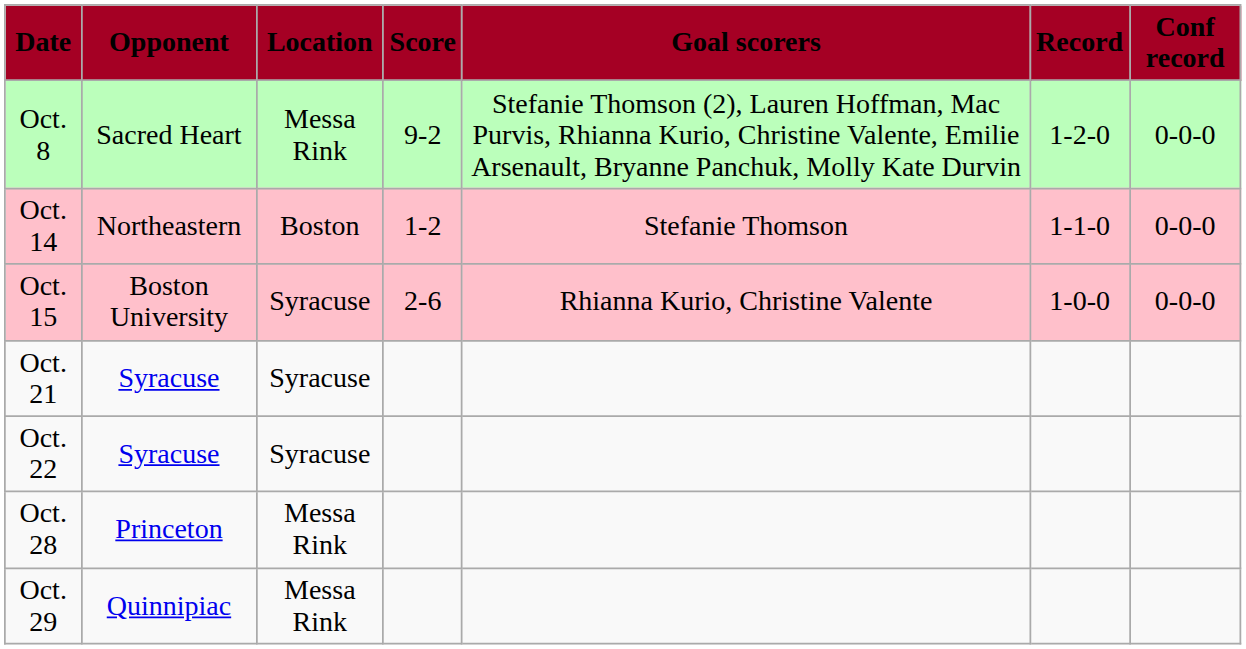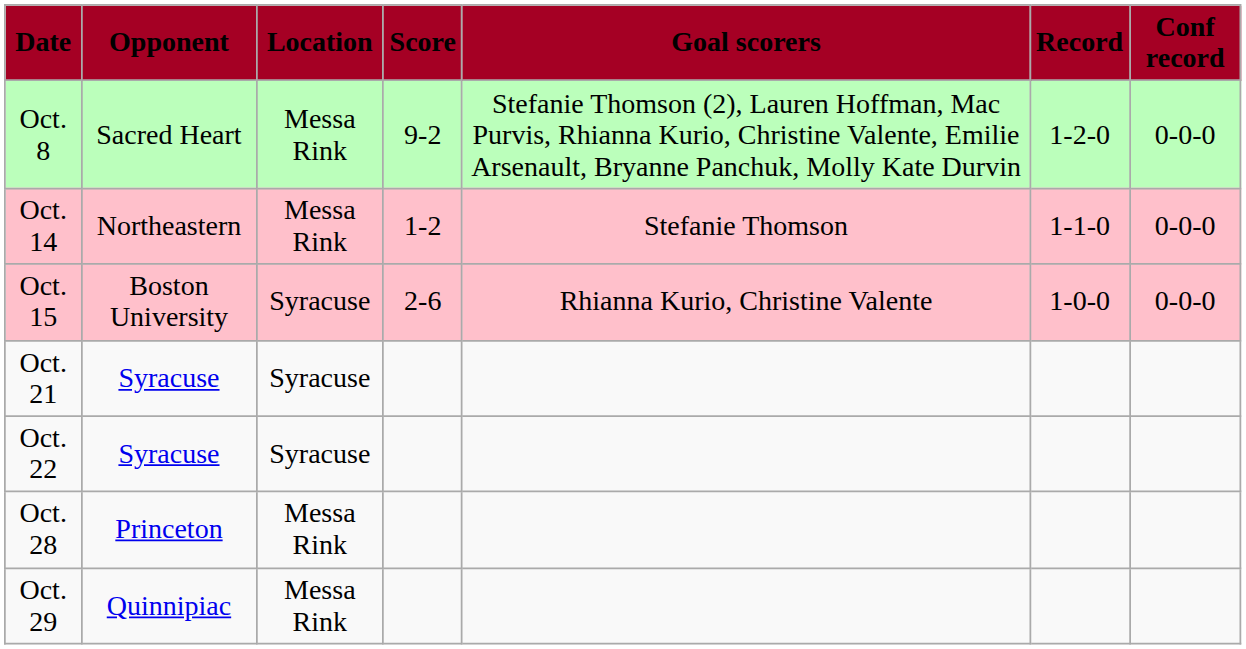(320, 225) Boston -> (320, 225) Messa Rink
